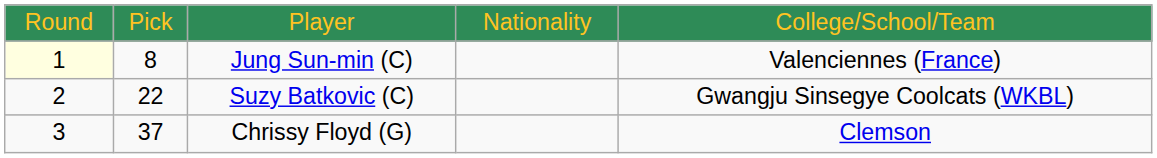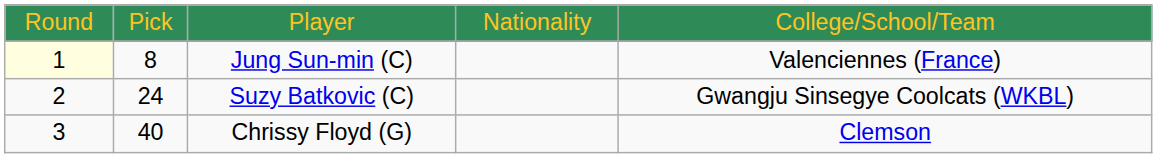(151, 96) 22 -> (151, 96) 24
(151, 133) 37 -> (151, 133) 40
